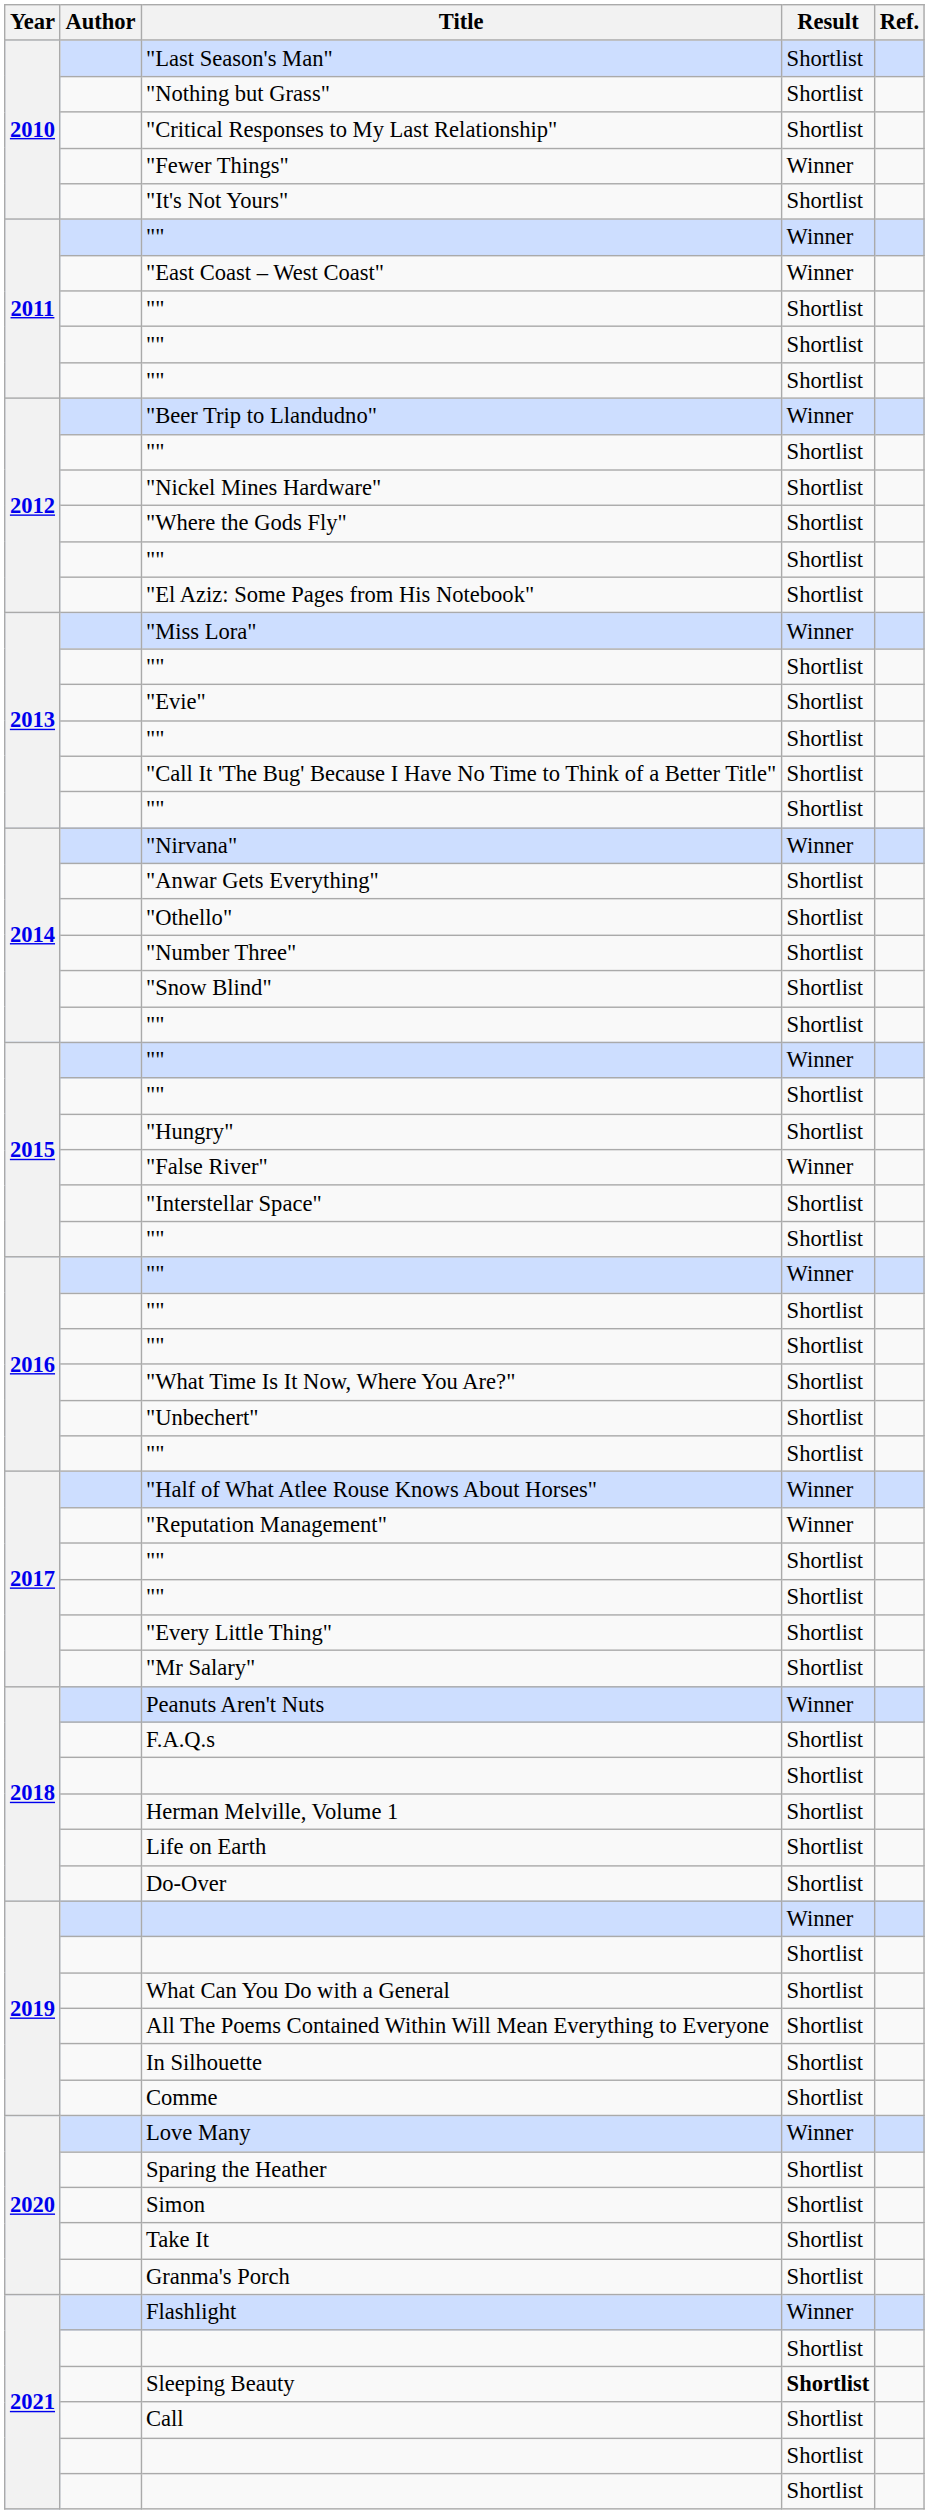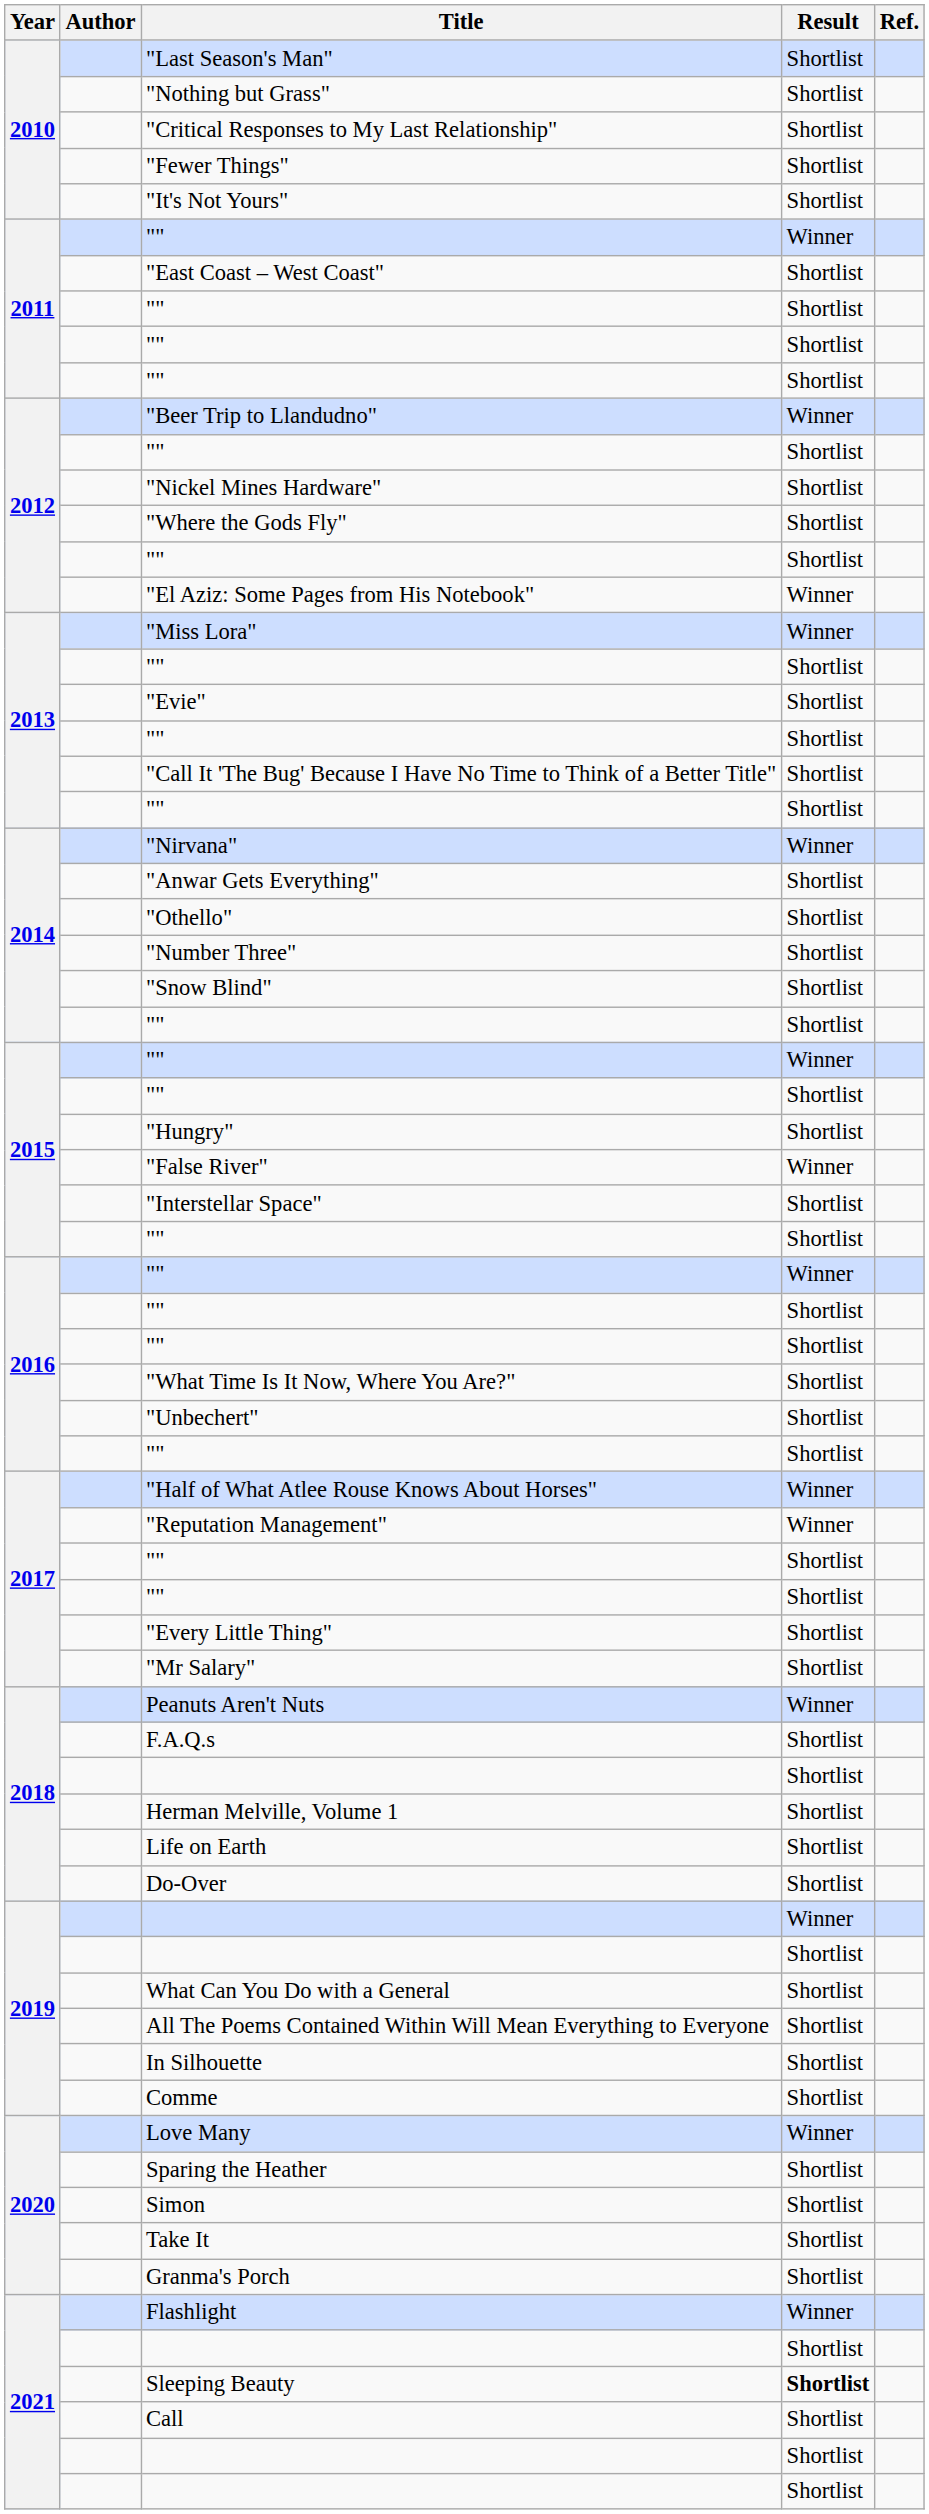(820, 165) Winner -> (825, 165) Shortlist
(820, 272) Winner -> (825, 272) Shortlist
(825, 594) Shortlist -> (820, 594) Winner
